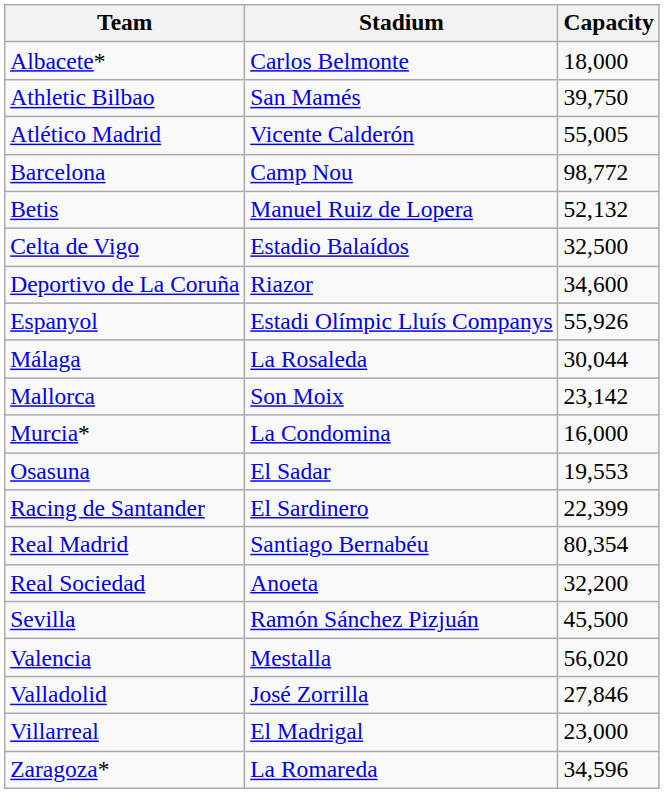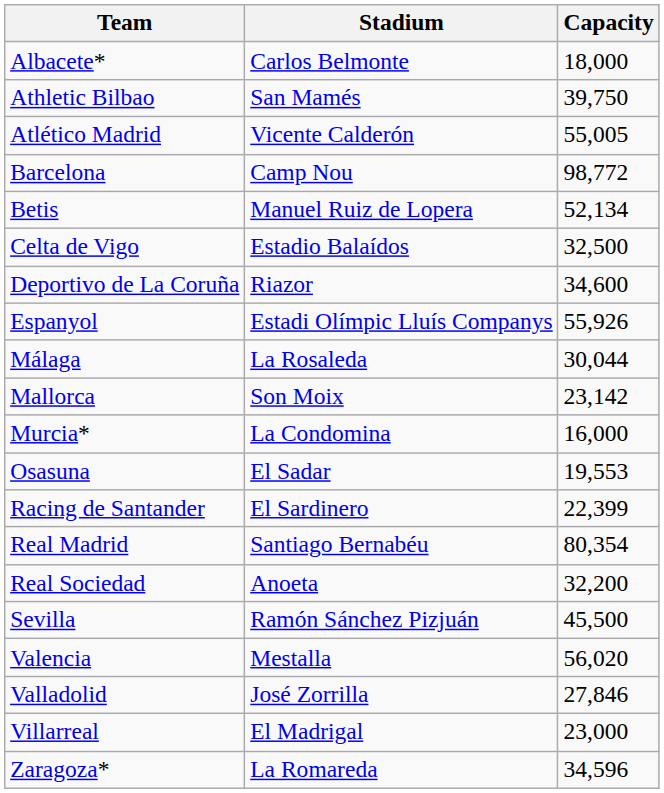(596, 209) 52,132 -> (596, 209) 52,134
